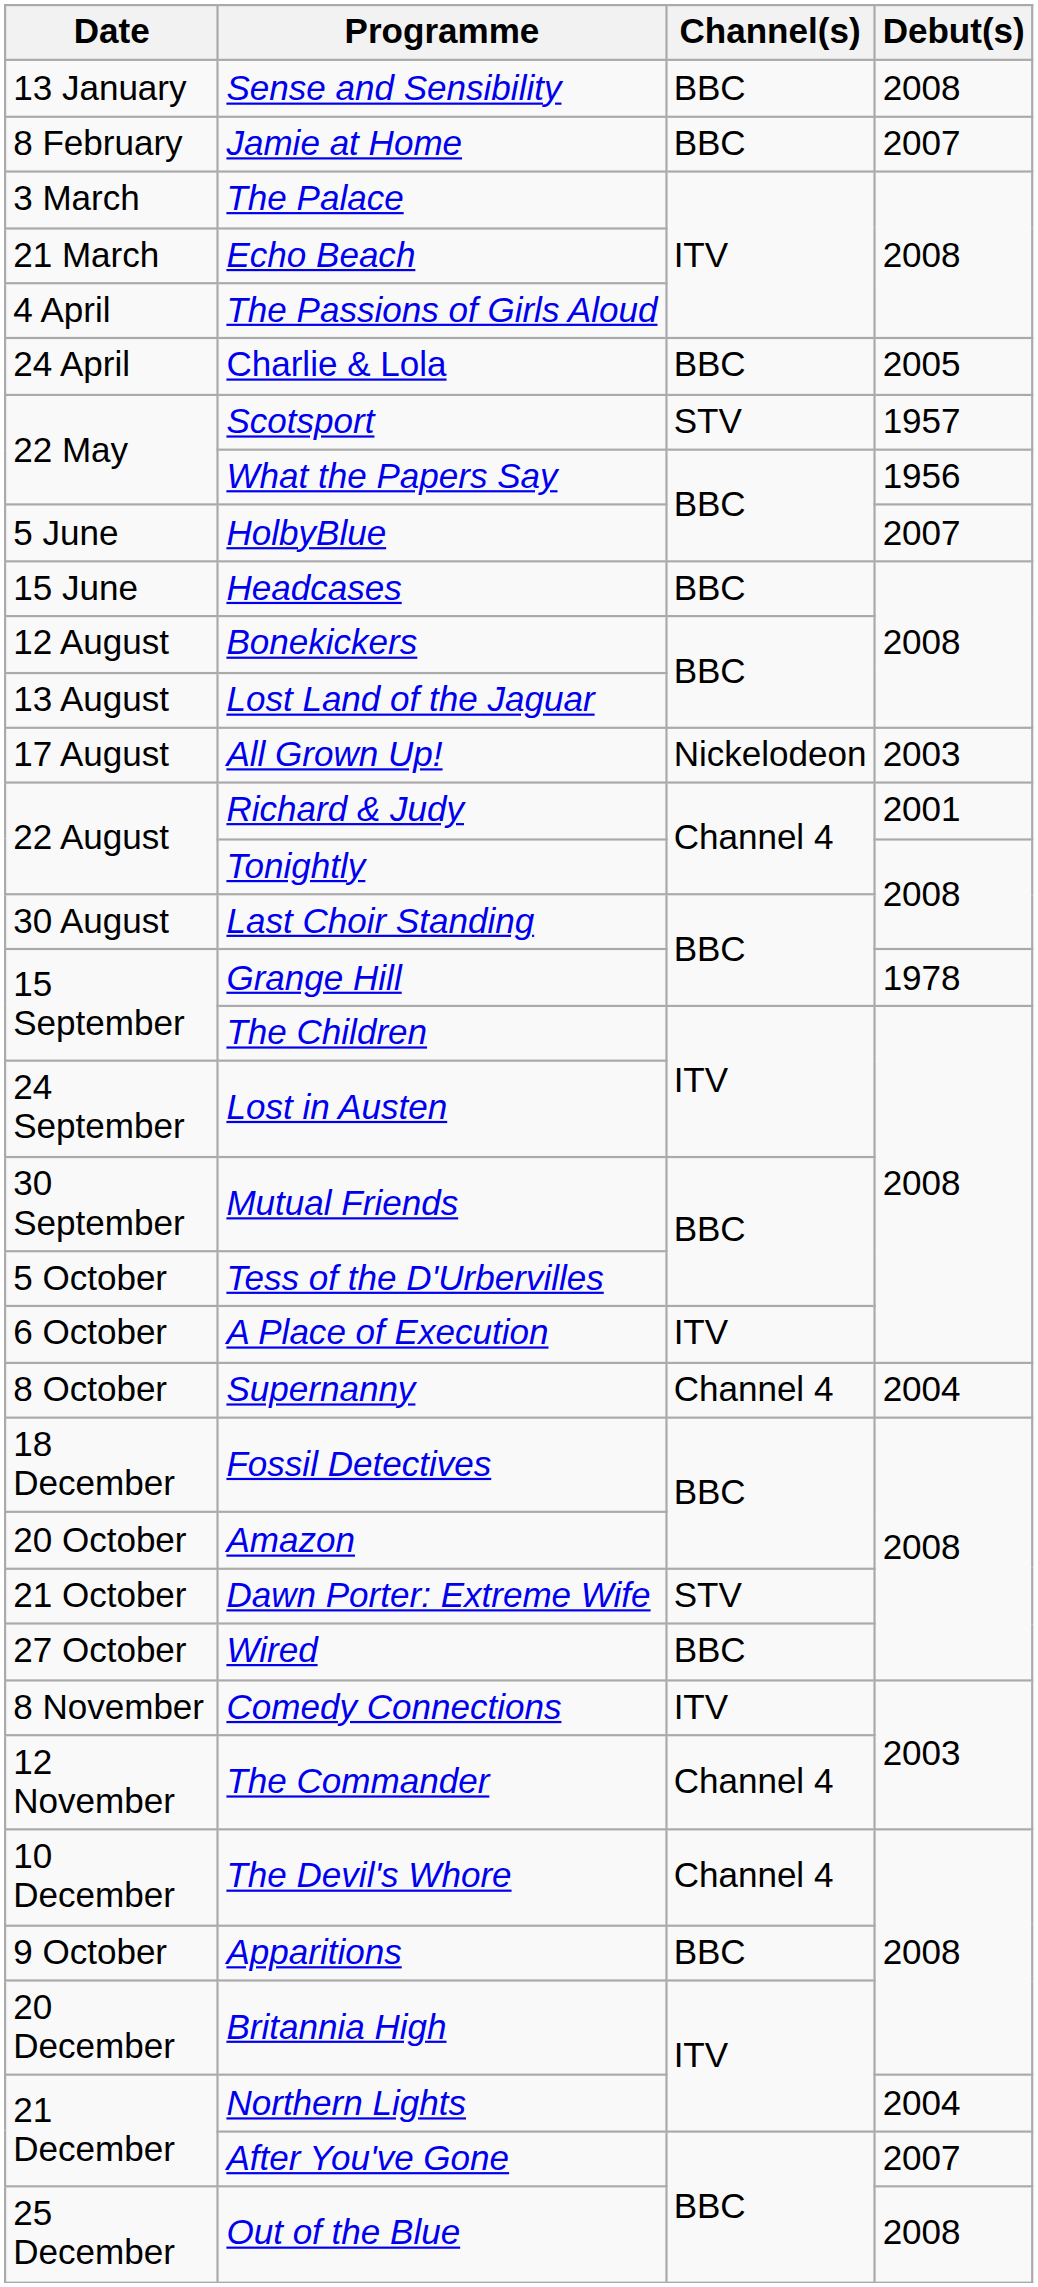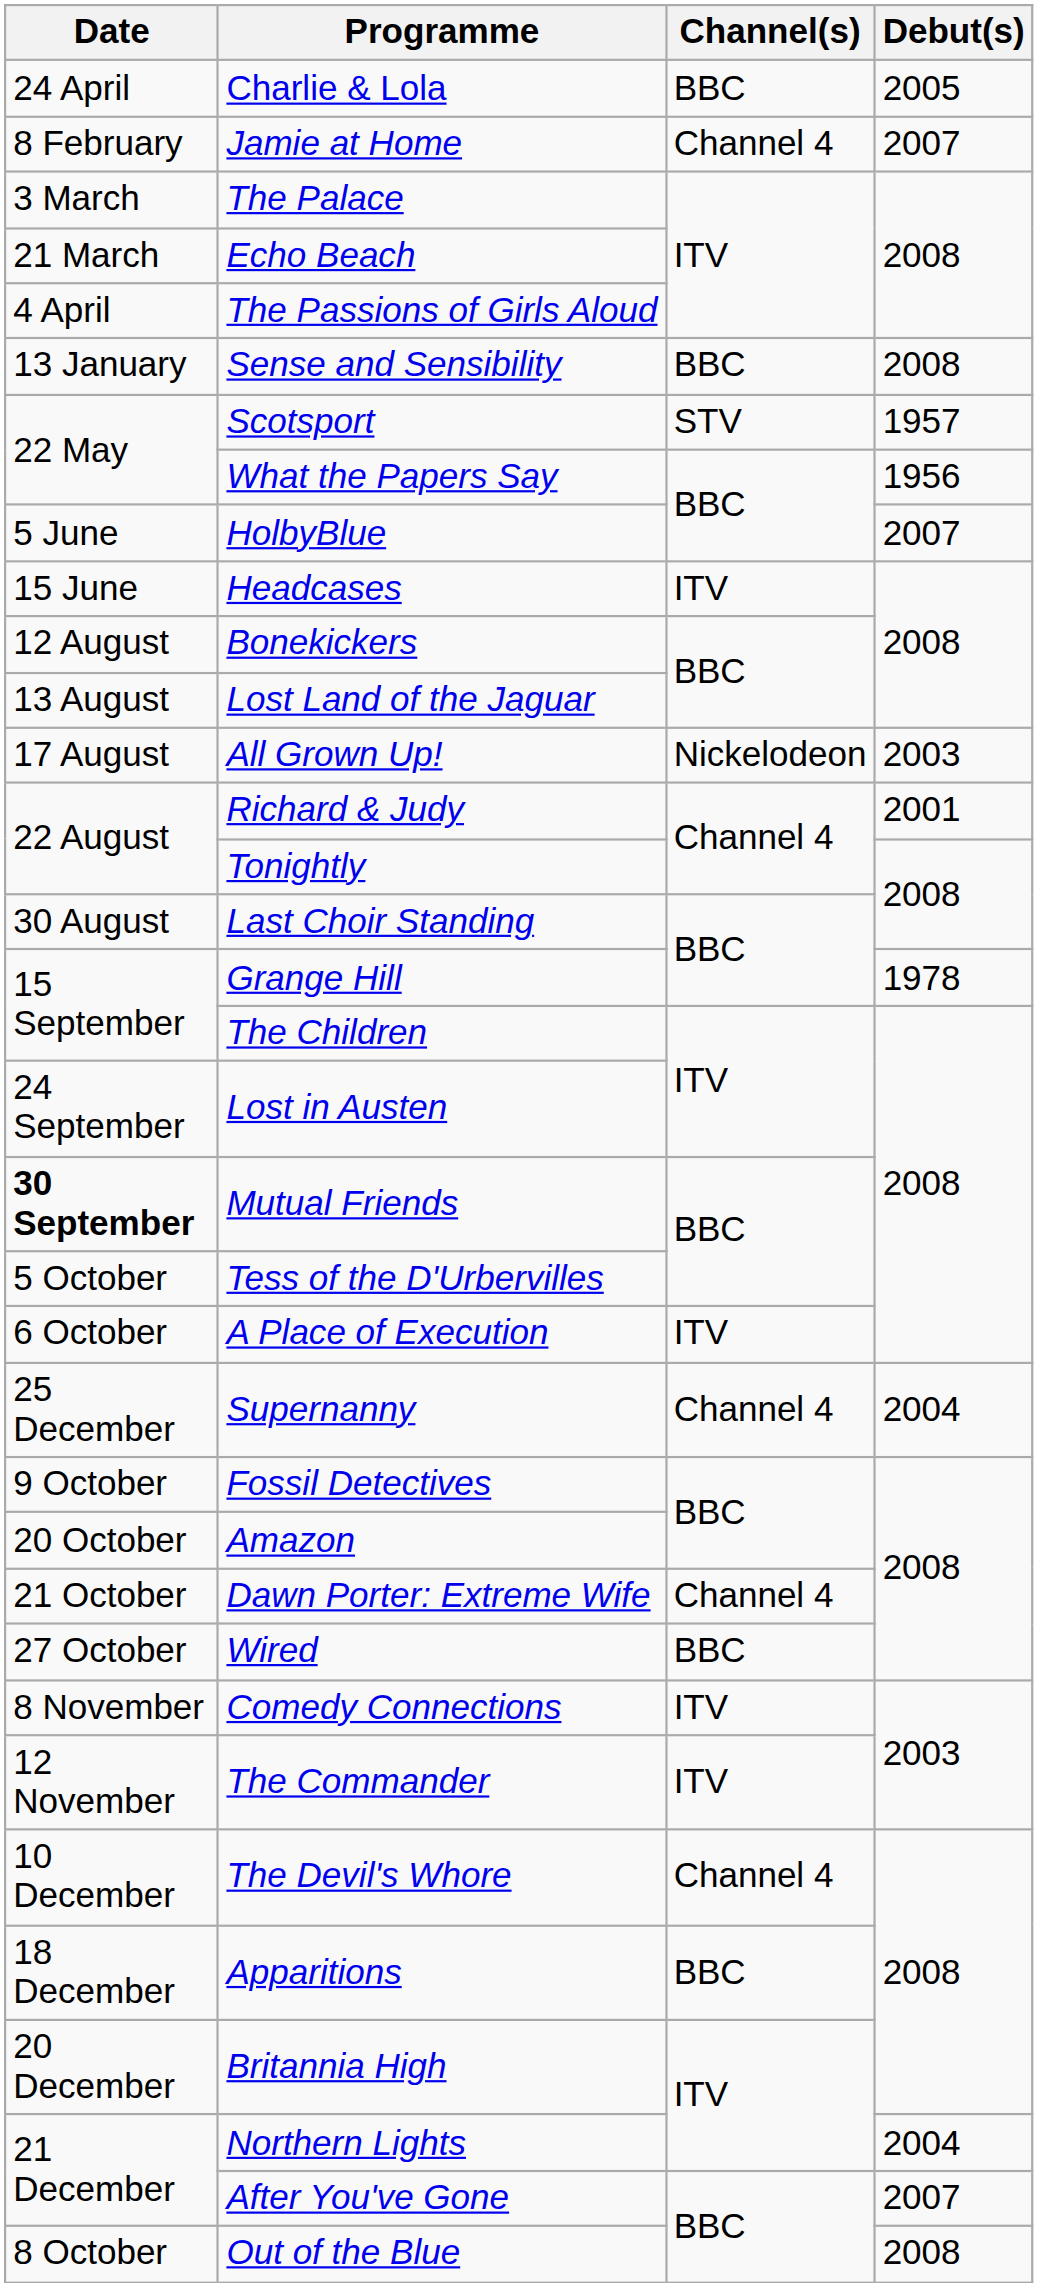rows swapped: (394, 87) <-> (336, 365)
(710, 143) BBC -> (754, 143) Channel 4
(710, 587) BBC -> (701, 587) ITV
(99, 1202) normal -> (104, 1202) bold
(90, 1389) 8 October -> (94, 1408) 25 December
(94, 1464) 18 December -> (90, 1484) 9 October
(708, 1595) STV -> (754, 1595) Channel 4
(754, 1781) Channel 4 -> (701, 1781) ITV
(90, 1952) 9 October -> (94, 1971) 18 December
(94, 2233) 25 December -> (90, 2253) 8 October
